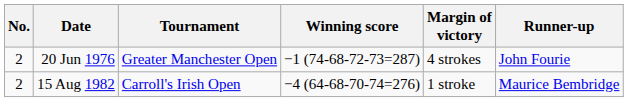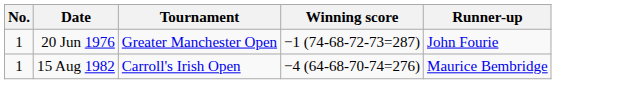- column: (459, 26)
(19, 59) 2 -> (19, 41) 1
(19, 84) 2 -> (19, 66) 1
